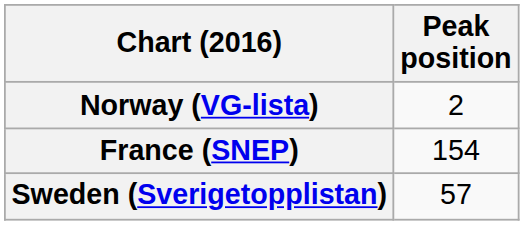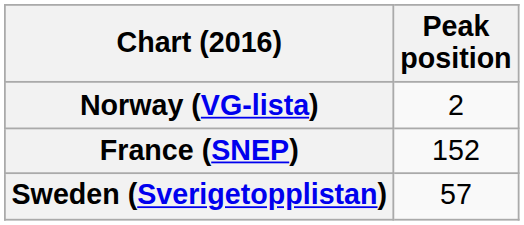(456, 150) 154 -> (456, 150) 152
